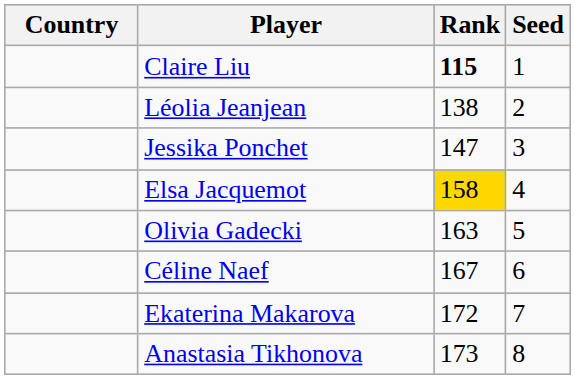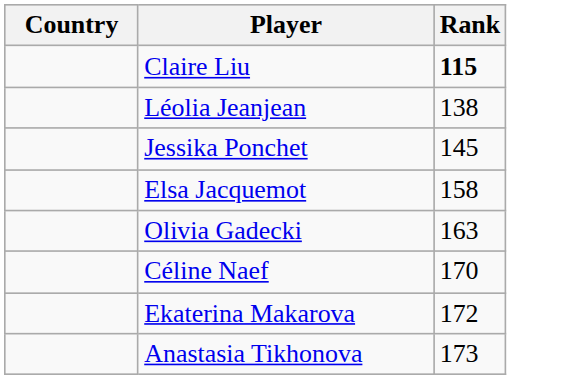- column: (538, 25)
(459, 148) 147 -> (459, 148) 145
(459, 189) gold background -> (459, 189) no background
(459, 271) 167 -> (459, 271) 170
